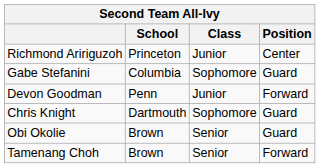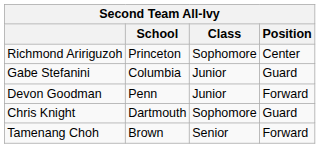(209, 53) Junior -> (224, 53) Sophomore
(224, 73) Sophomore -> (209, 73) Junior
- row: (36, 133)
